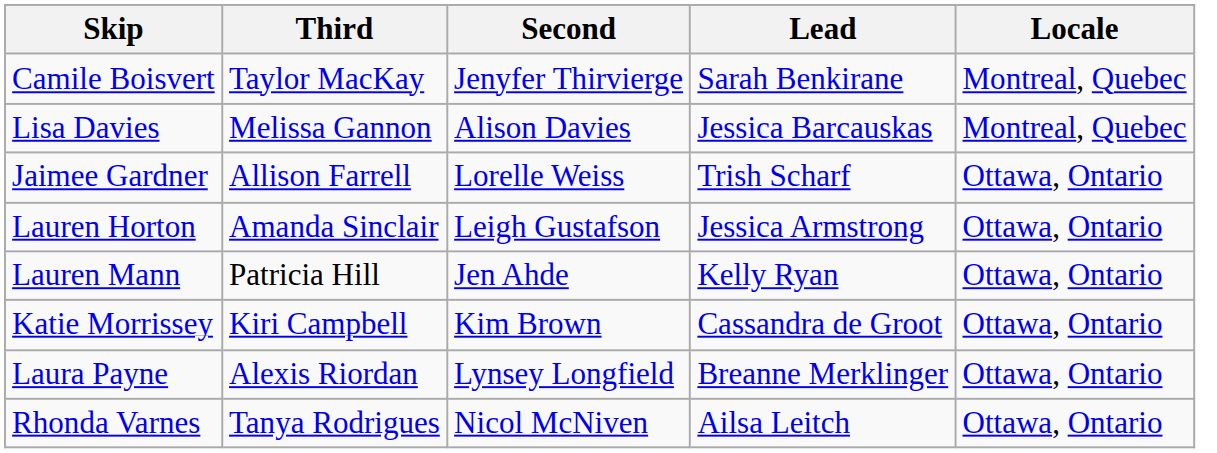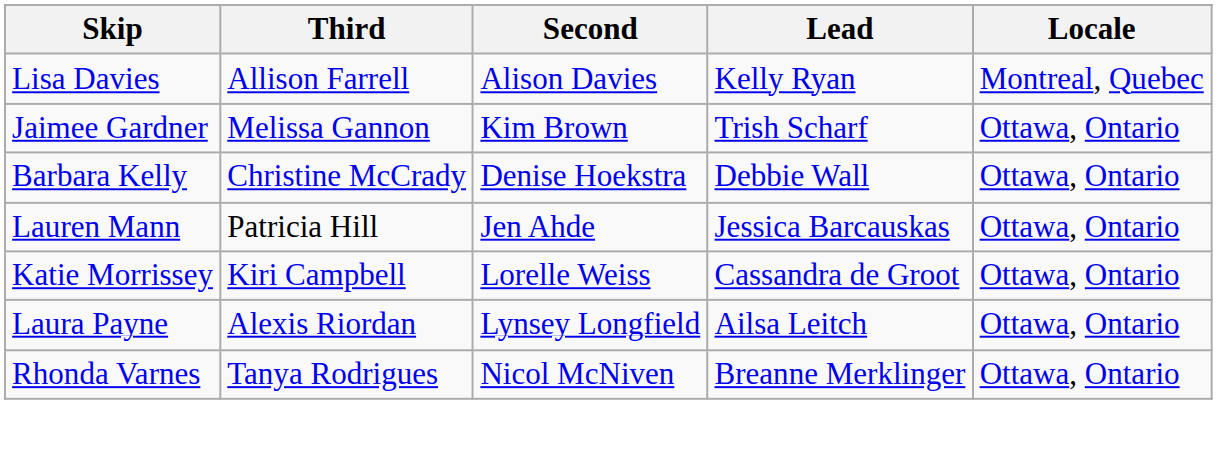- row: (113, 78)
(330, 127) Melissa Gannon -> (318, 78) Allison Farrell
(815, 127) Jessica Barcauskas -> (785, 78) Kelly Ryan
(320, 176) Allison Farrell -> (329, 127) Melissa Gannon
(539, 176) Lorelle Weiss -> (554, 127) Kim Brown
- row: (104, 226)
+ row: (100, 176)
(768, 275) Kelly Ryan -> (832, 226) Jessica Barcauskas
(528, 324) Kim Brown -> (565, 275) Lorelle Weiss
(823, 373) Breanne Merklinger -> (791, 324) Ailsa Leitch
(774, 422) Ailsa Leitch -> (840, 373) Breanne Merklinger
